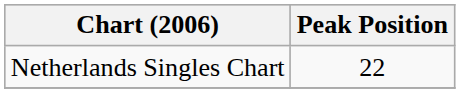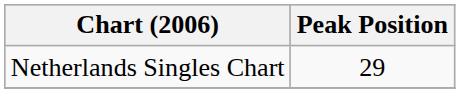(372, 66) 22 -> (372, 66) 29
